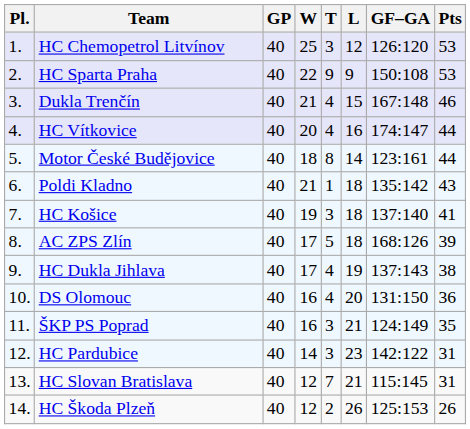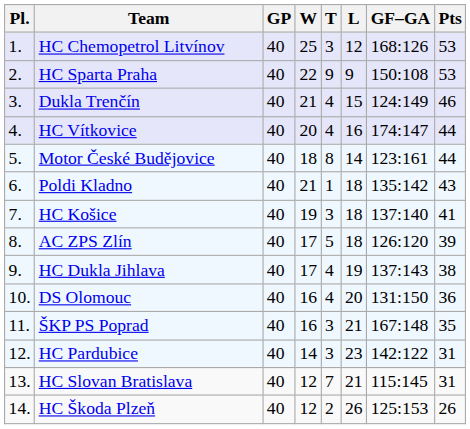(400, 46) 126:120 -> (400, 46) 168:126
(400, 102) 167:148 -> (400, 102) 124:149
(400, 241) 168:126 -> (400, 241) 126:120
(400, 325) 124:149 -> (400, 325) 167:148
